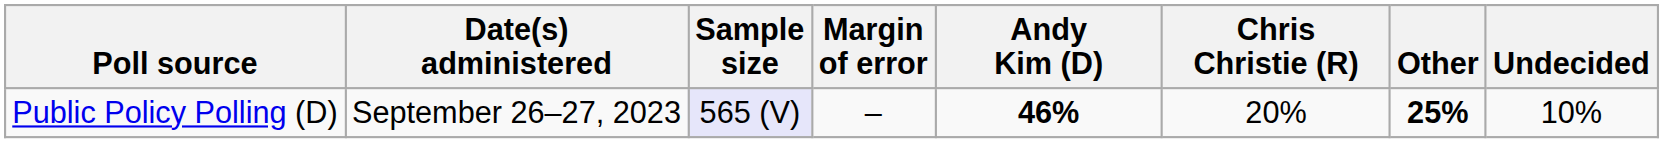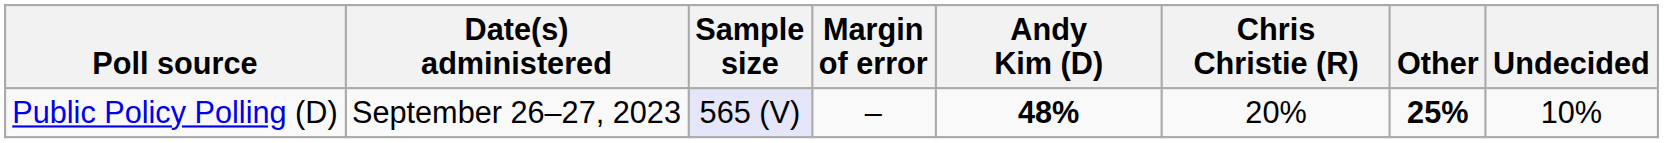(1049, 112) 46% -> (1049, 112) 48%
